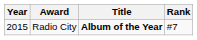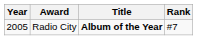(17, 27) 2015 -> (17, 27) 2005
